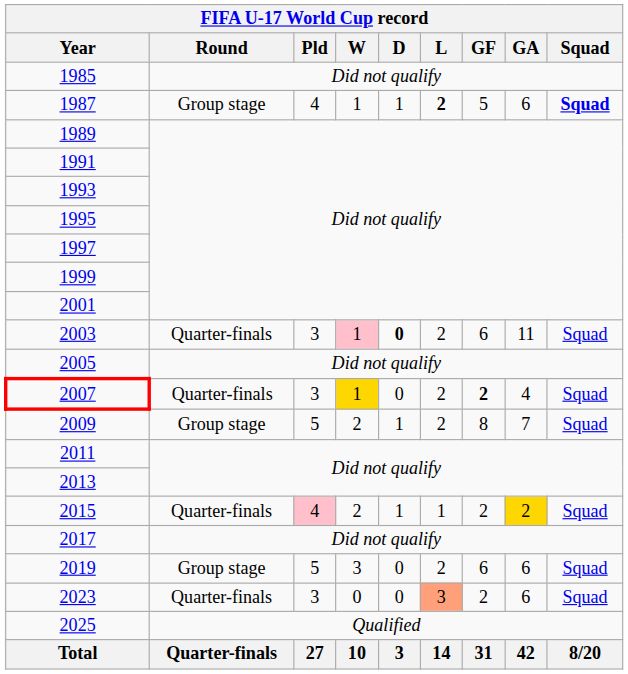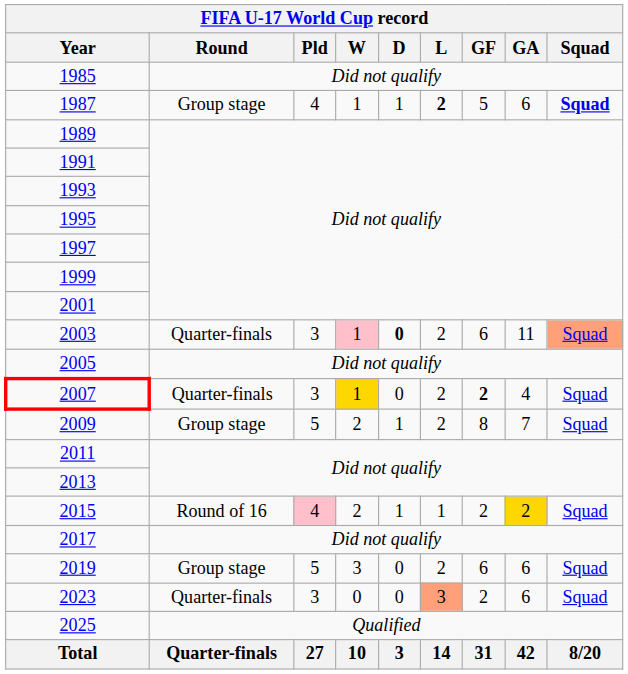(585, 334) no background -> (585, 334) lightsalmon background
(222, 510) Quarter-finals -> (222, 510) Round of 16
